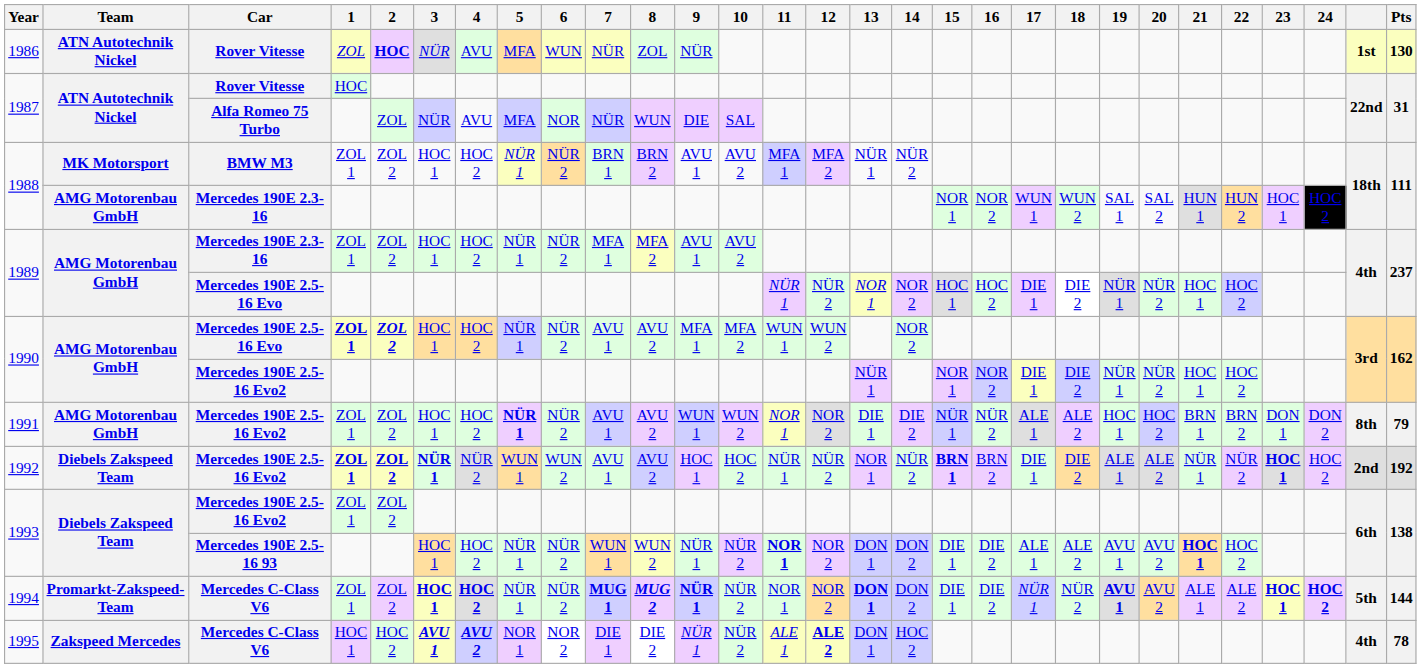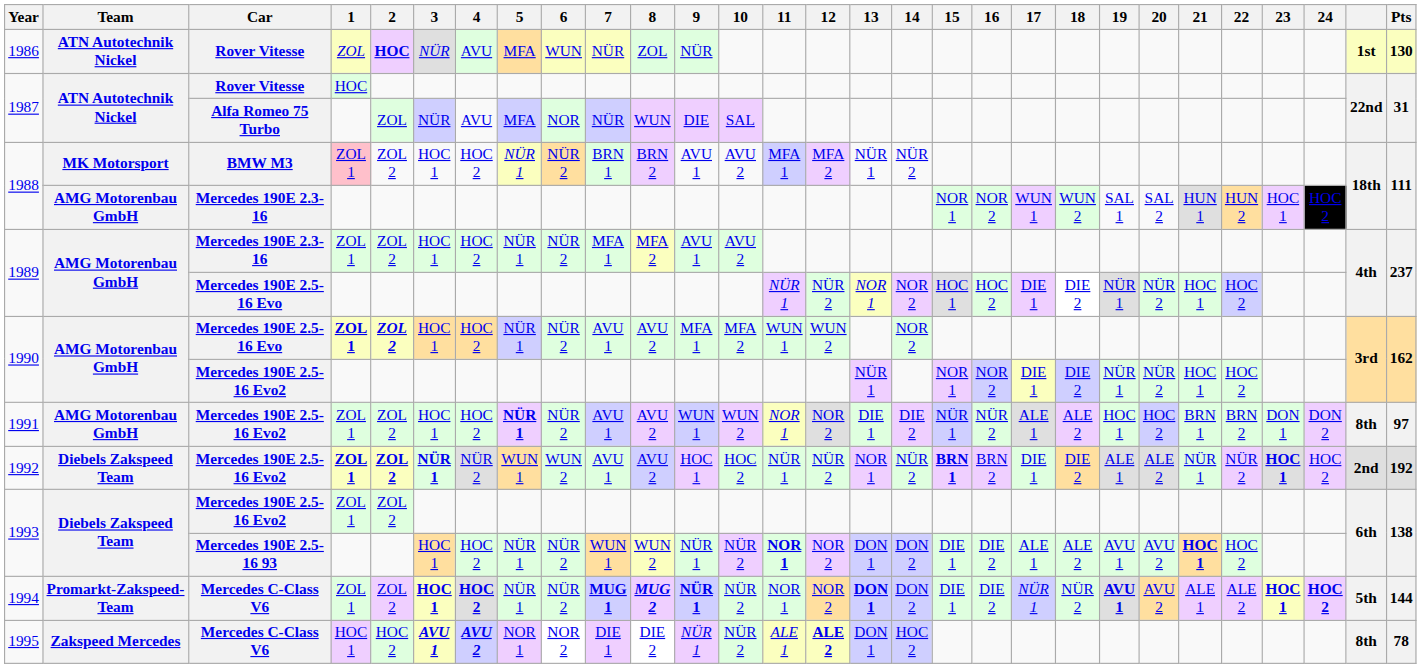(351, 163) no background -> (351, 163) pink background
(1401, 423) 79 -> (1401, 423) 97
(1366, 641) 4th -> (1366, 641) 8th
